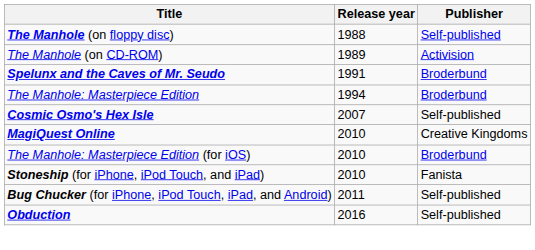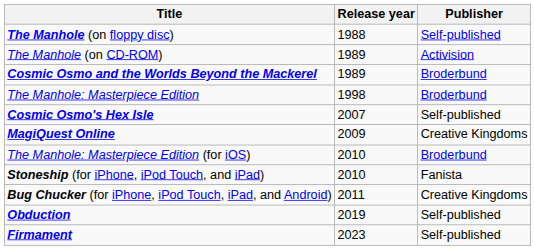+ row: (162, 74)
- row: (116, 74)
(352, 94) 1994 -> (352, 94) 1998
(352, 134) 2010 -> (352, 134) 2009
(461, 194) Self-published -> (474, 194) Creative Kingdoms
(352, 214) 2016 -> (352, 214) 2019
+ row: (40, 235)
